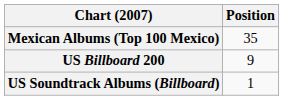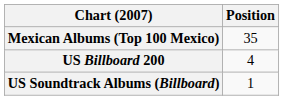(251, 60) 9 -> (251, 60) 4
